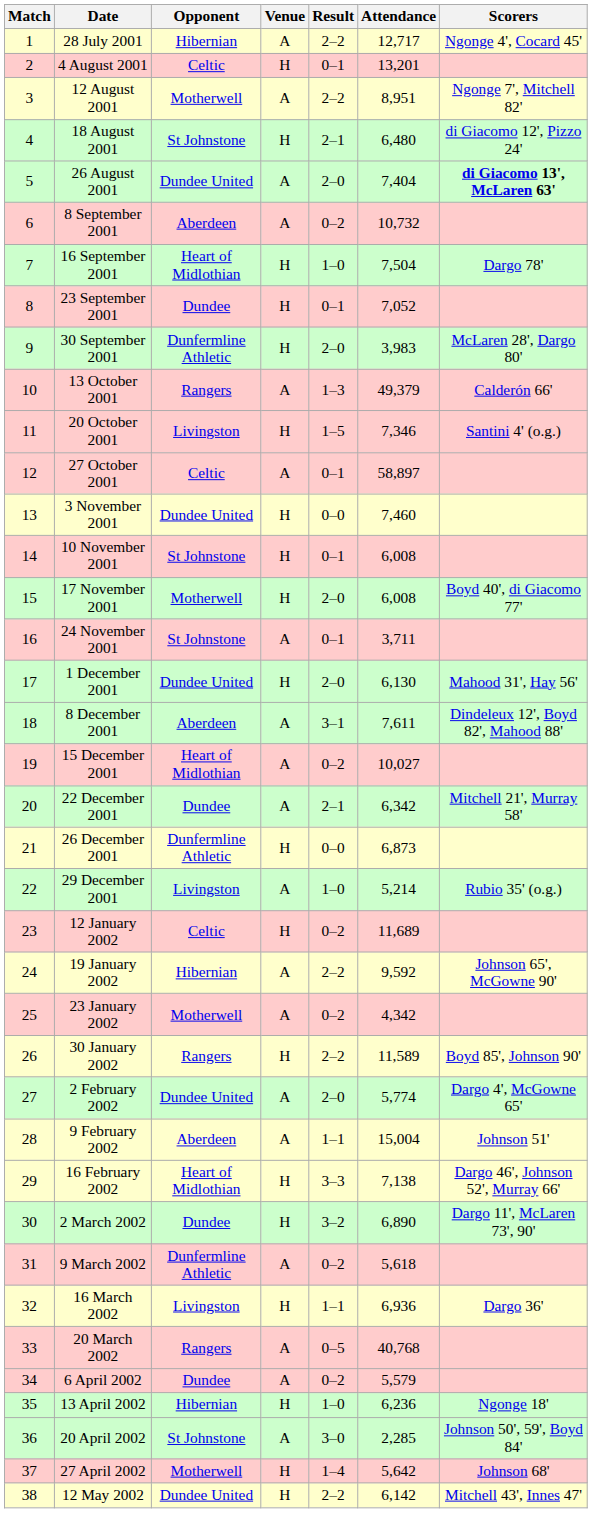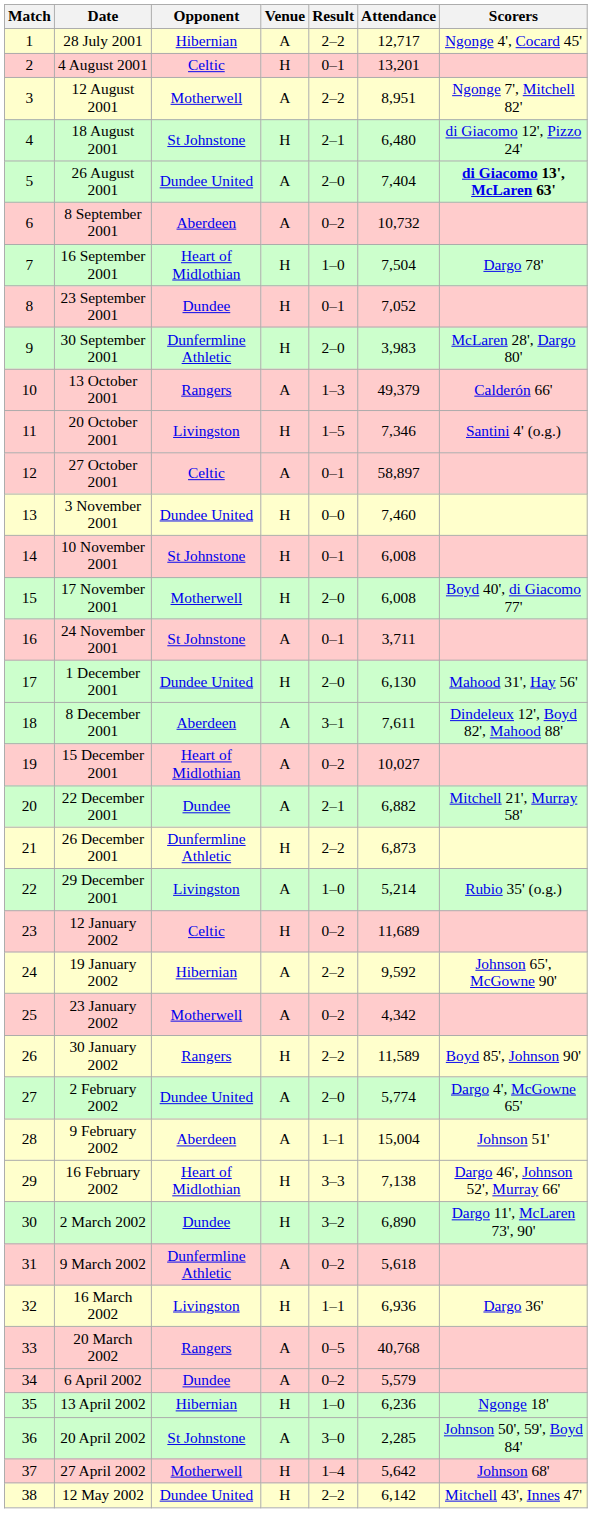(399, 806) 6,342 -> (399, 806) 6,882
(333, 847) 0–0 -> (333, 847) 2–2
